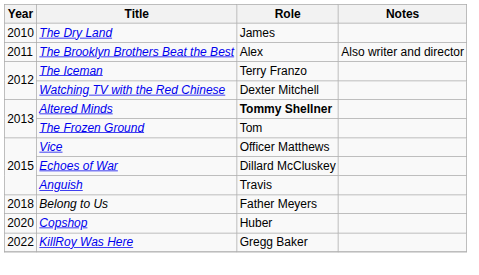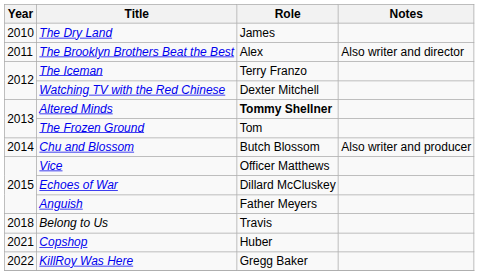+ row: (87, 147)
(256, 185) Travis -> (278, 204) Father Meyers
(278, 204) Father Meyers -> (256, 223) Travis
(20, 223) 2020 -> (20, 242) 2021
